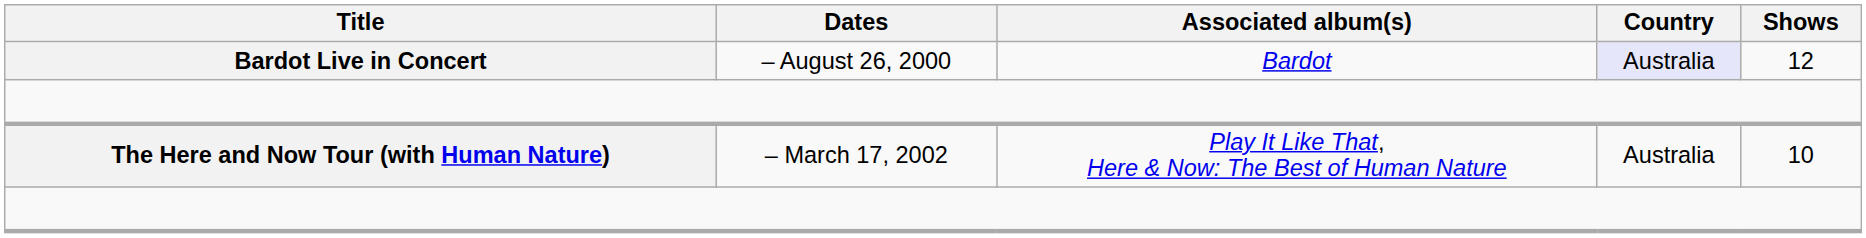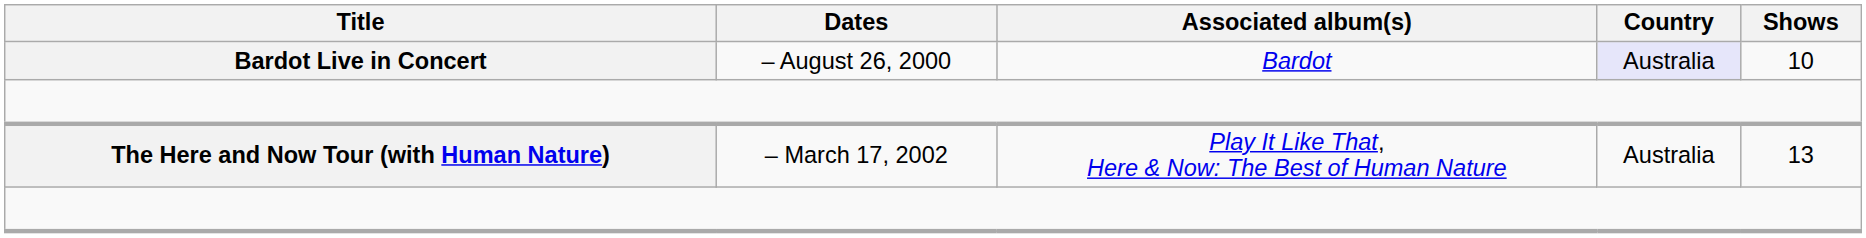(1801, 60) 12 -> (1801, 60) 10
(1801, 155) 10 -> (1801, 155) 13
